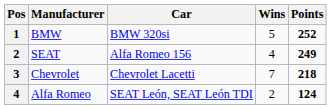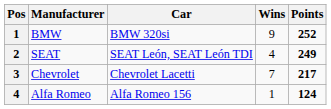(272, 34) 5 -> (272, 34) 9
(151, 54) Alfa Romeo 156 -> (181, 54) SEAT León, SEAT León TDI
(307, 74) 218 -> (307, 74) 217
(181, 94) SEAT León, SEAT León TDI -> (151, 94) Alfa Romeo 156
(272, 94) 2 -> (272, 94) 1
